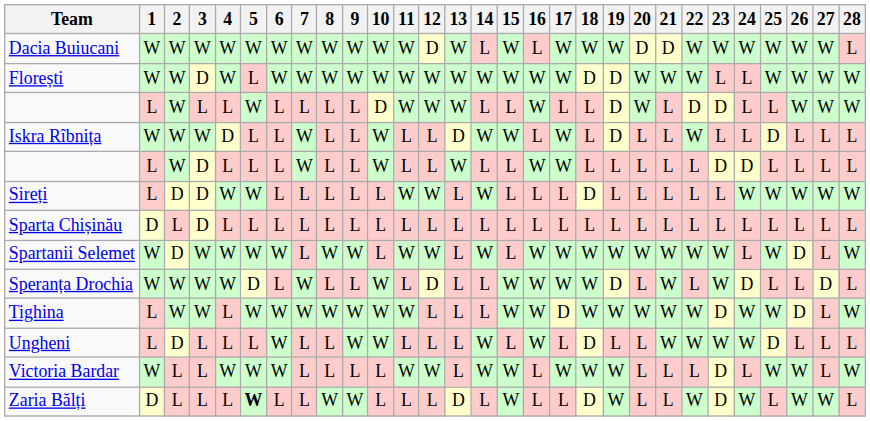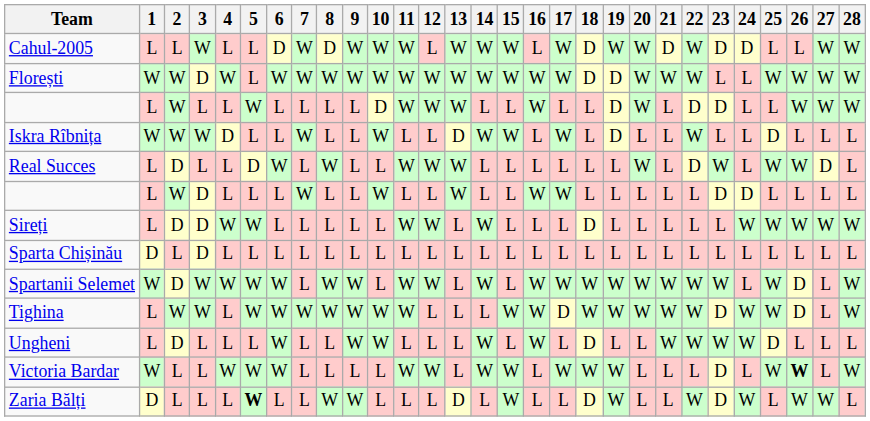+ row: (51, 48)
- row: (64, 48)
+ row: (52, 165)
- row: (71, 283)
(799, 371) normal -> (799, 371) bold
